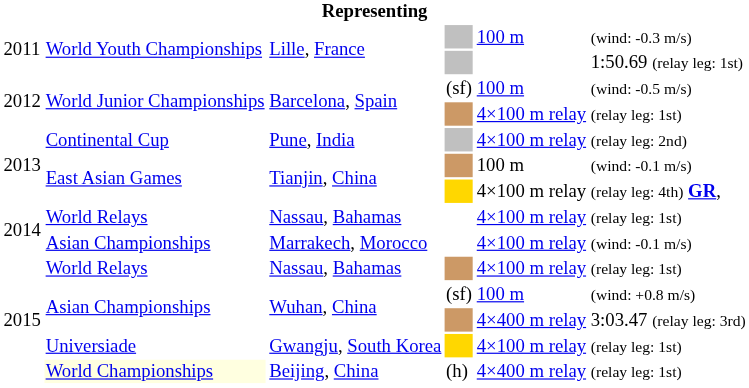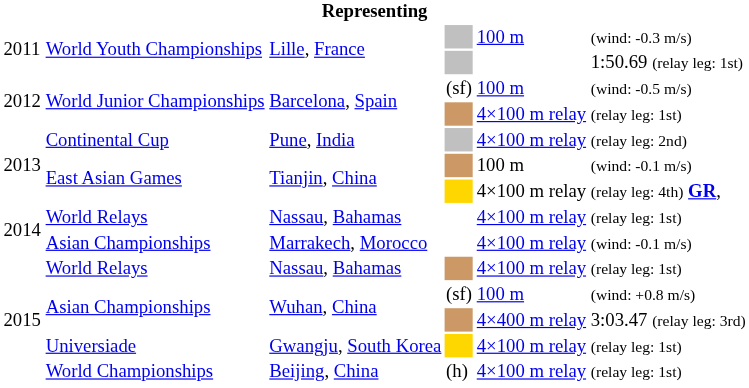(129, 371) lightyellow background -> (129, 371) no background
(531, 371) 4×400 m relay -> (531, 371) 4×100 m relay
